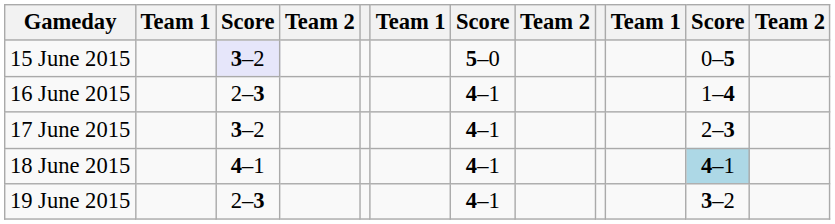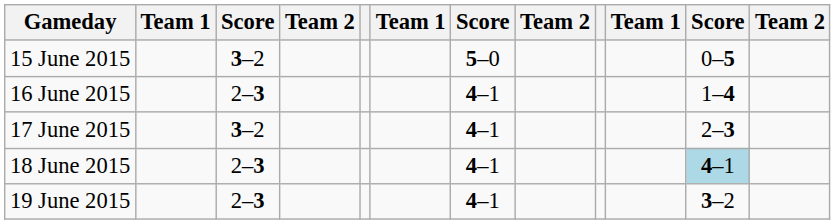(248, 58) lavender background -> (248, 58) no background
(248, 165) 4–1 -> (248, 165) 2–3
